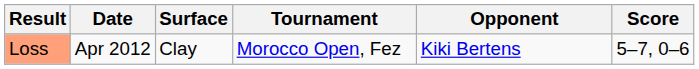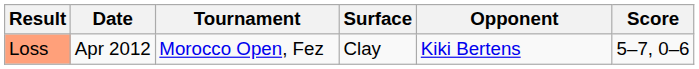columns swapped: (324, 19) <-> (194, 19)
